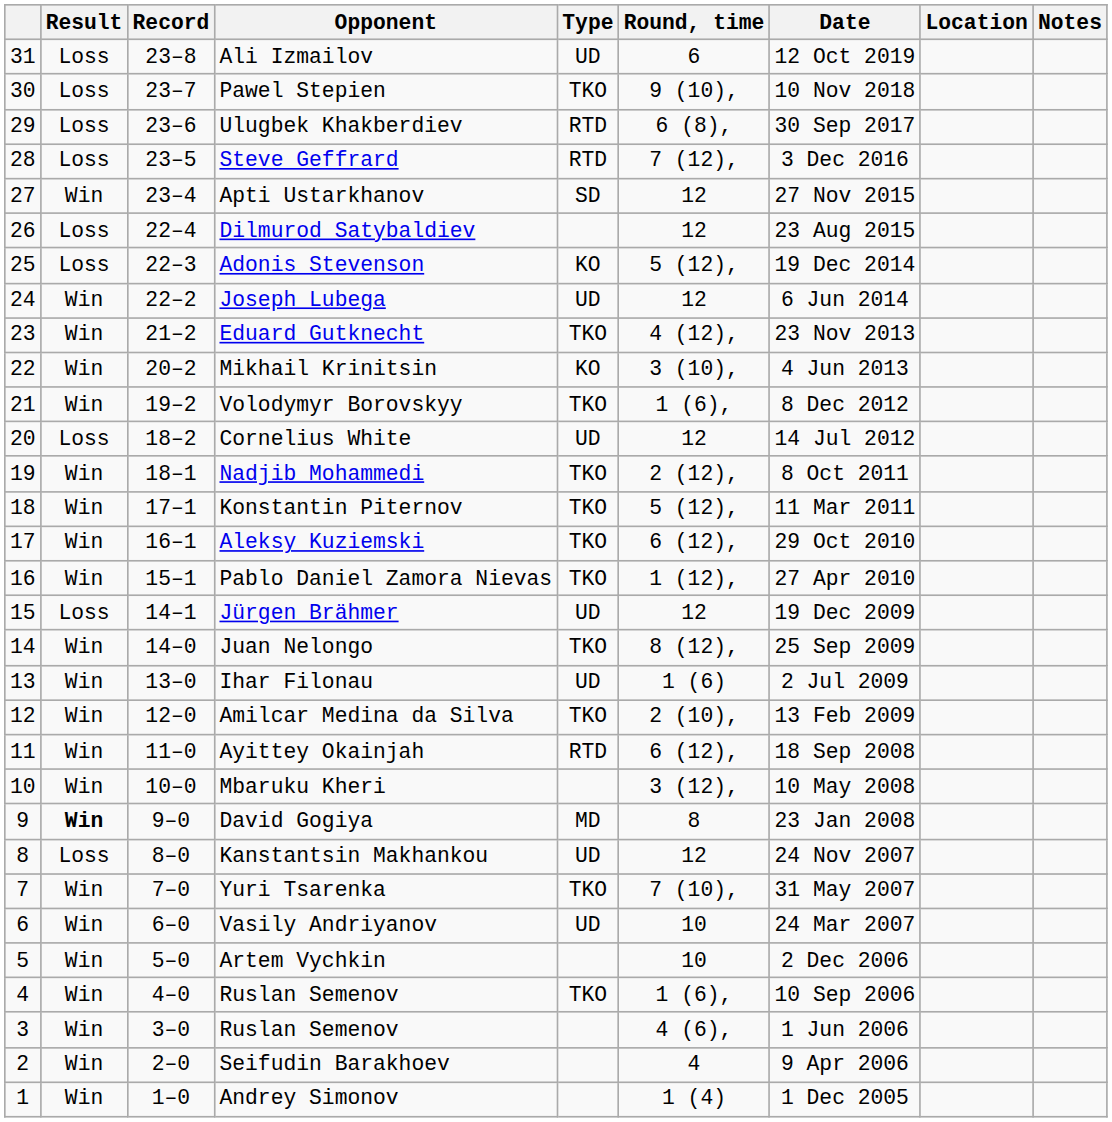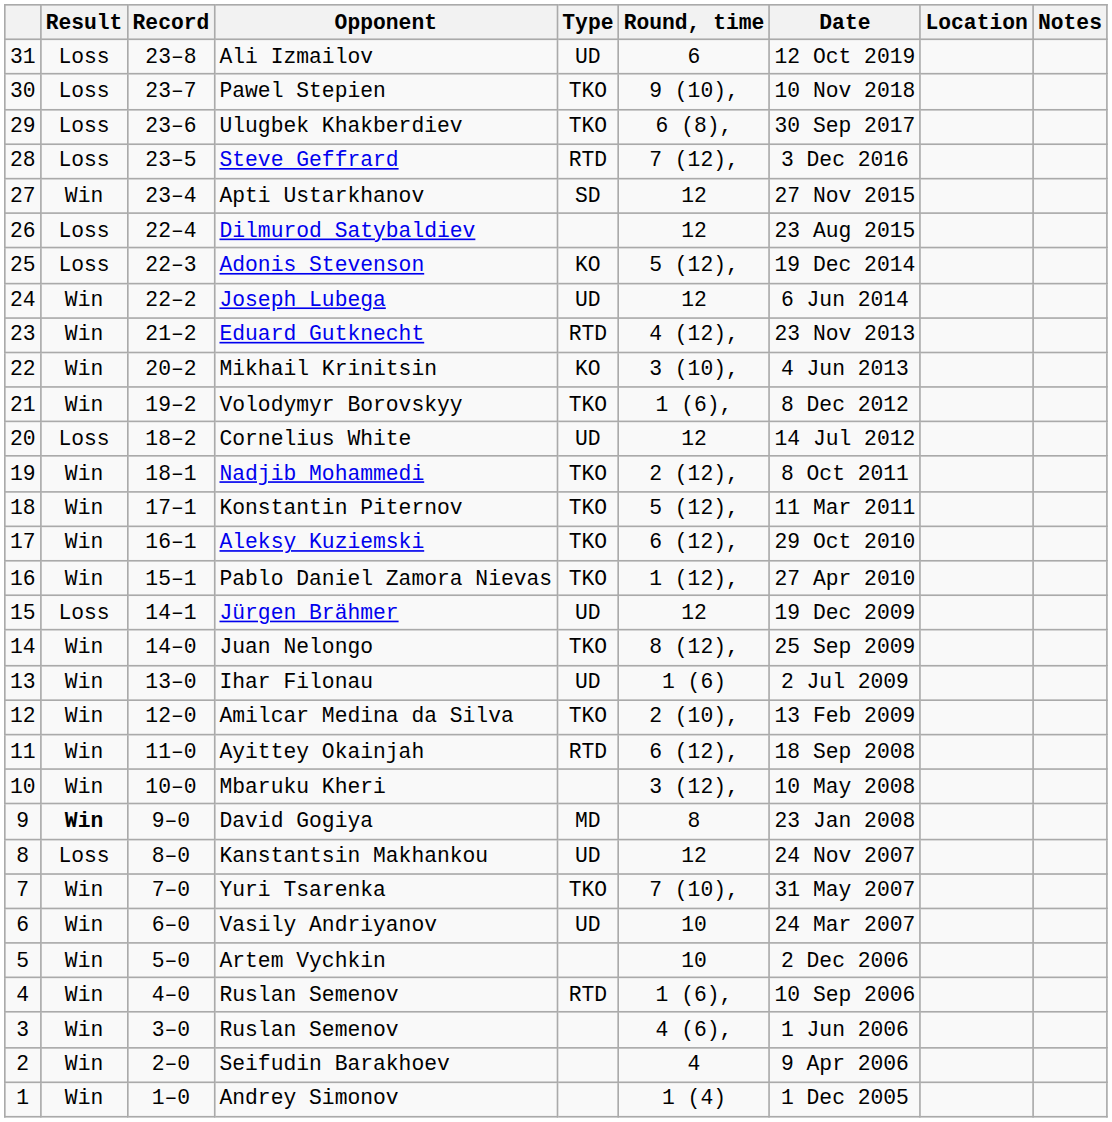(588, 126) RTD -> (588, 126) TKO
(588, 335) TKO -> (588, 335) RTD
(588, 995) TKO -> (588, 995) RTD
